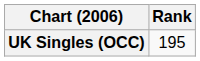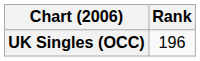(172, 42) 195 -> (172, 42) 196
